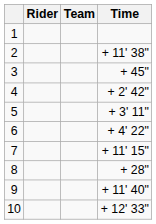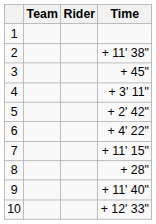columns swapped: (42, 14) <-> (79, 14)
(128, 92) + 2' 42" -> (129, 92) + 3' 11"
(129, 111) + 3' 11" -> (128, 111) + 2' 42"
